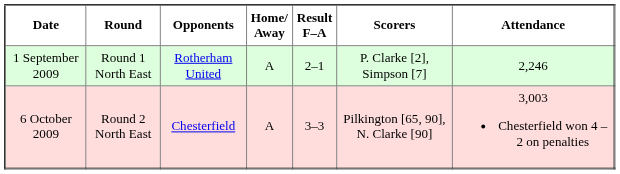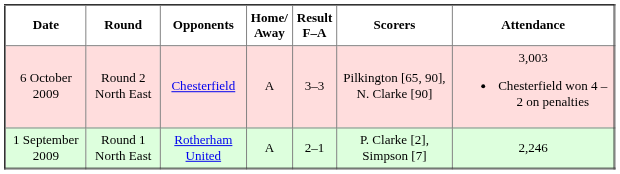rows swapped: (46, 65) <-> (46, 126)
